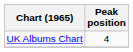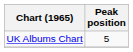(107, 39) 4 -> (107, 39) 5
